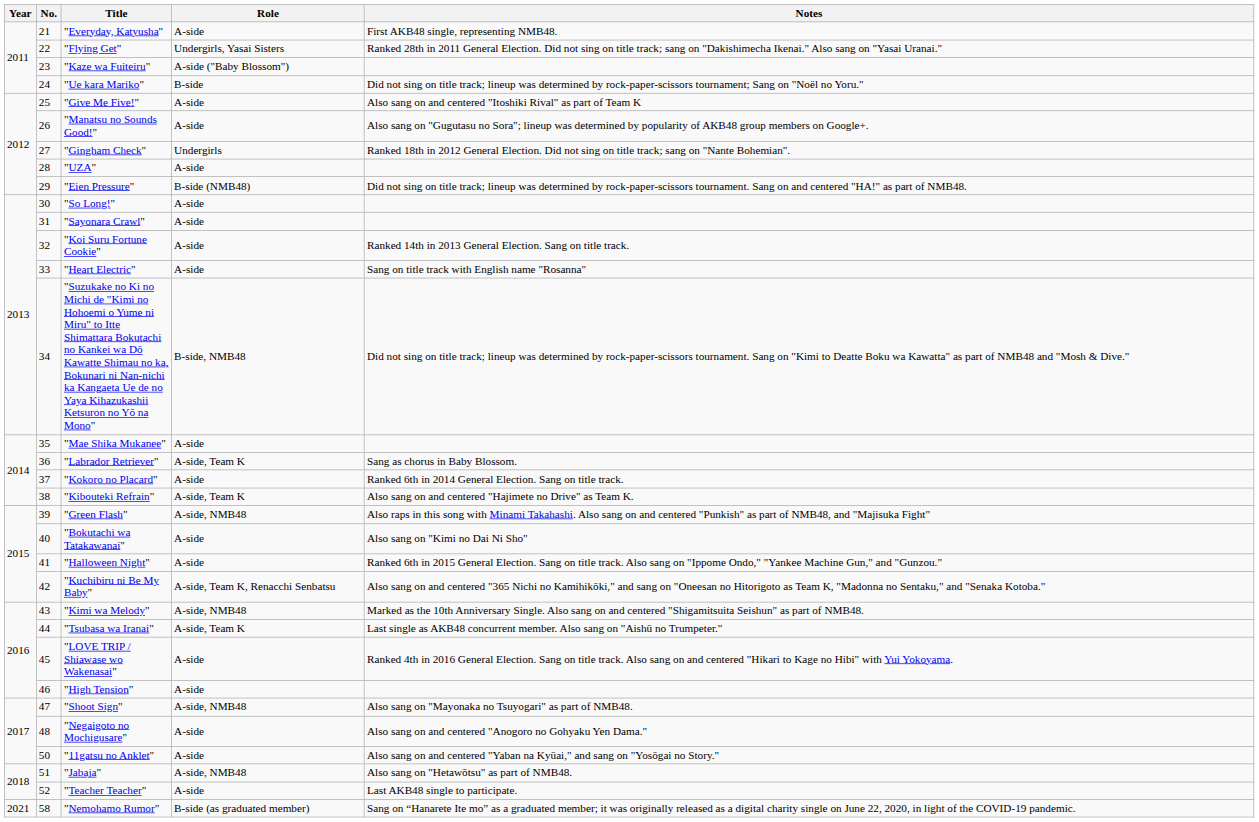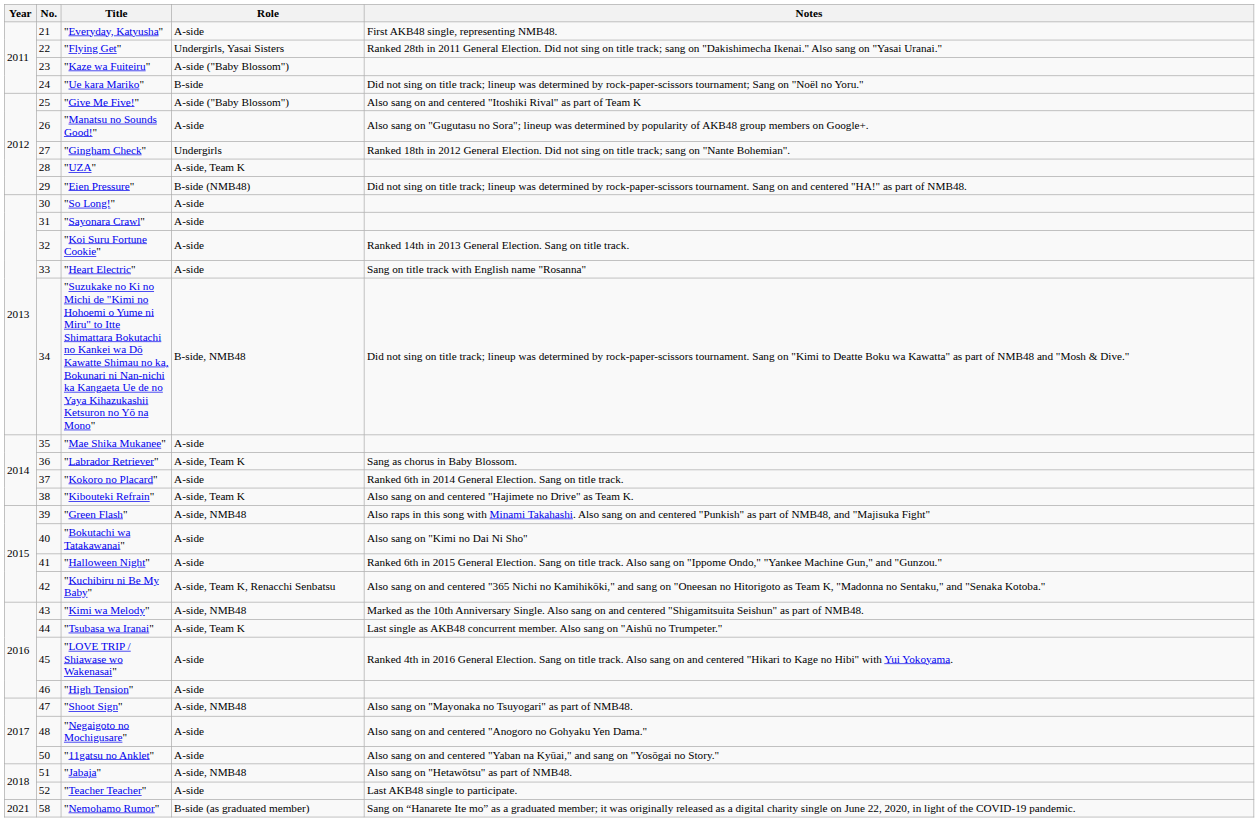(189, 102) A-side -> (232, 102) A-side ("Baby Blossom")
(189, 168) A-side -> (210, 168) A-side, Team K
